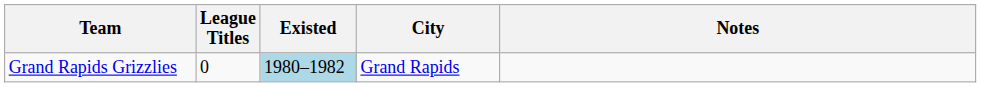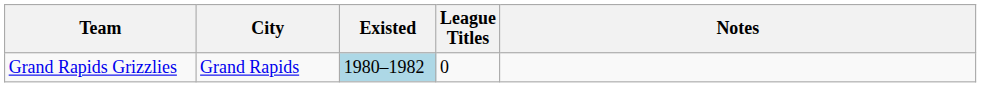columns swapped: (428, 28) <-> (228, 28)
